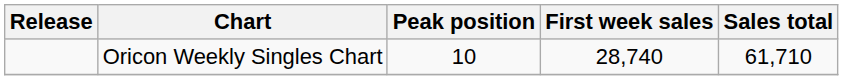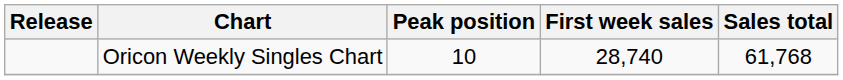(778, 56) 61,710 -> (778, 56) 61,768
